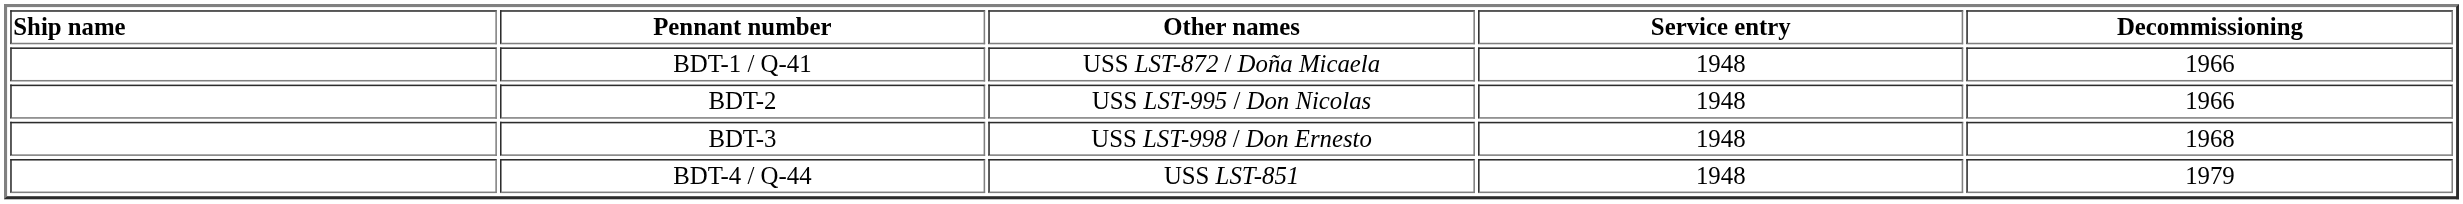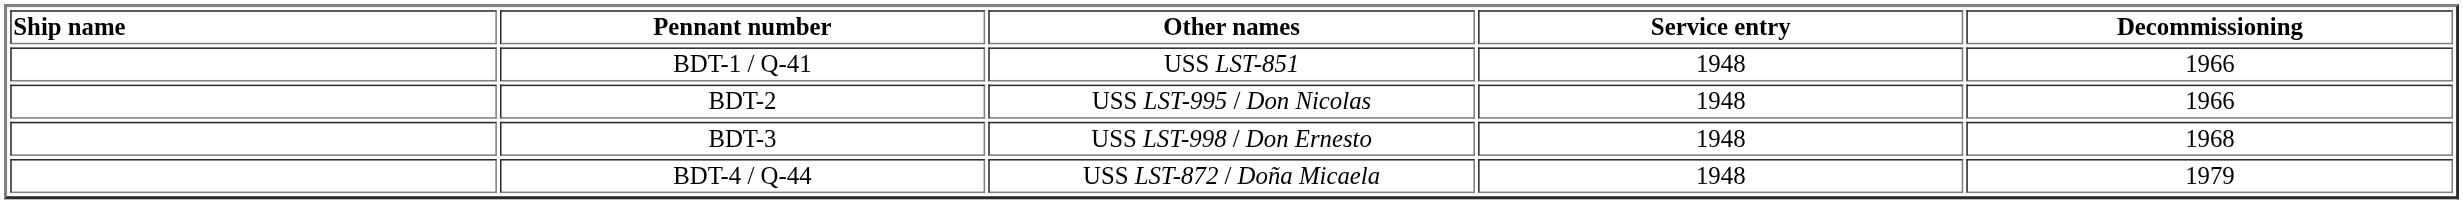(1232, 64) USS LST-872 / Doña Micaela -> (1232, 64) USS LST-851
(1232, 175) USS LST-851 -> (1232, 175) USS LST-872 / Doña Micaela
